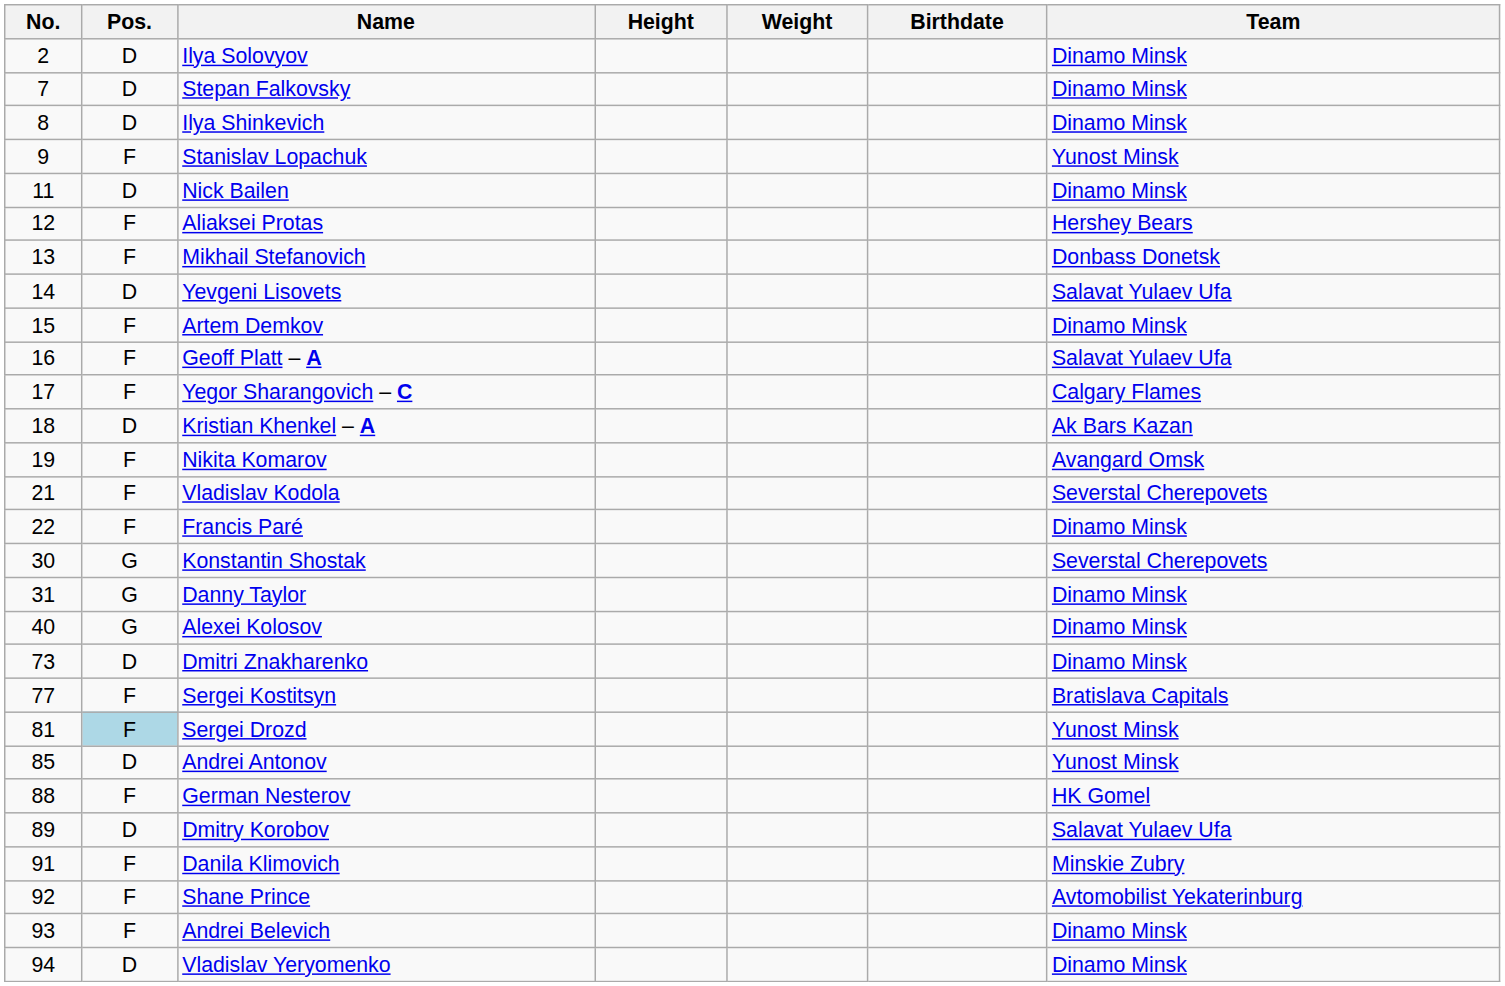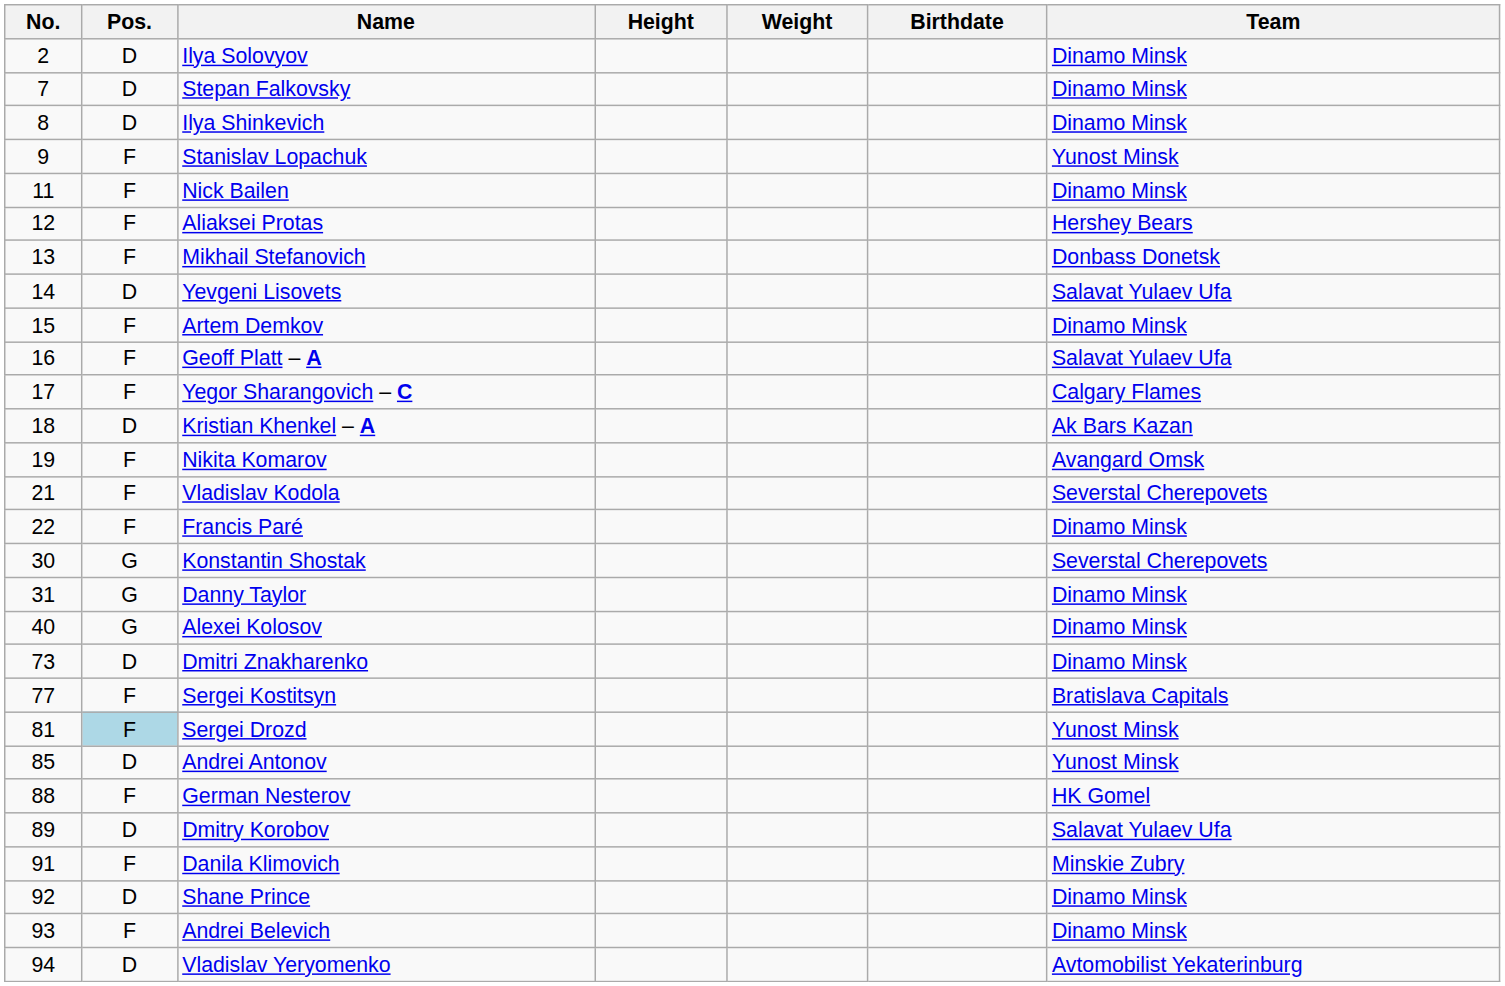(129, 190) D -> (129, 190) F
(129, 897) F -> (129, 897) D
(1177, 897) Avtomobilist Yekaterinburg -> (1119, 897) Dinamo Minsk
(1119, 965) Dinamo Minsk -> (1177, 965) Avtomobilist Yekaterinburg
